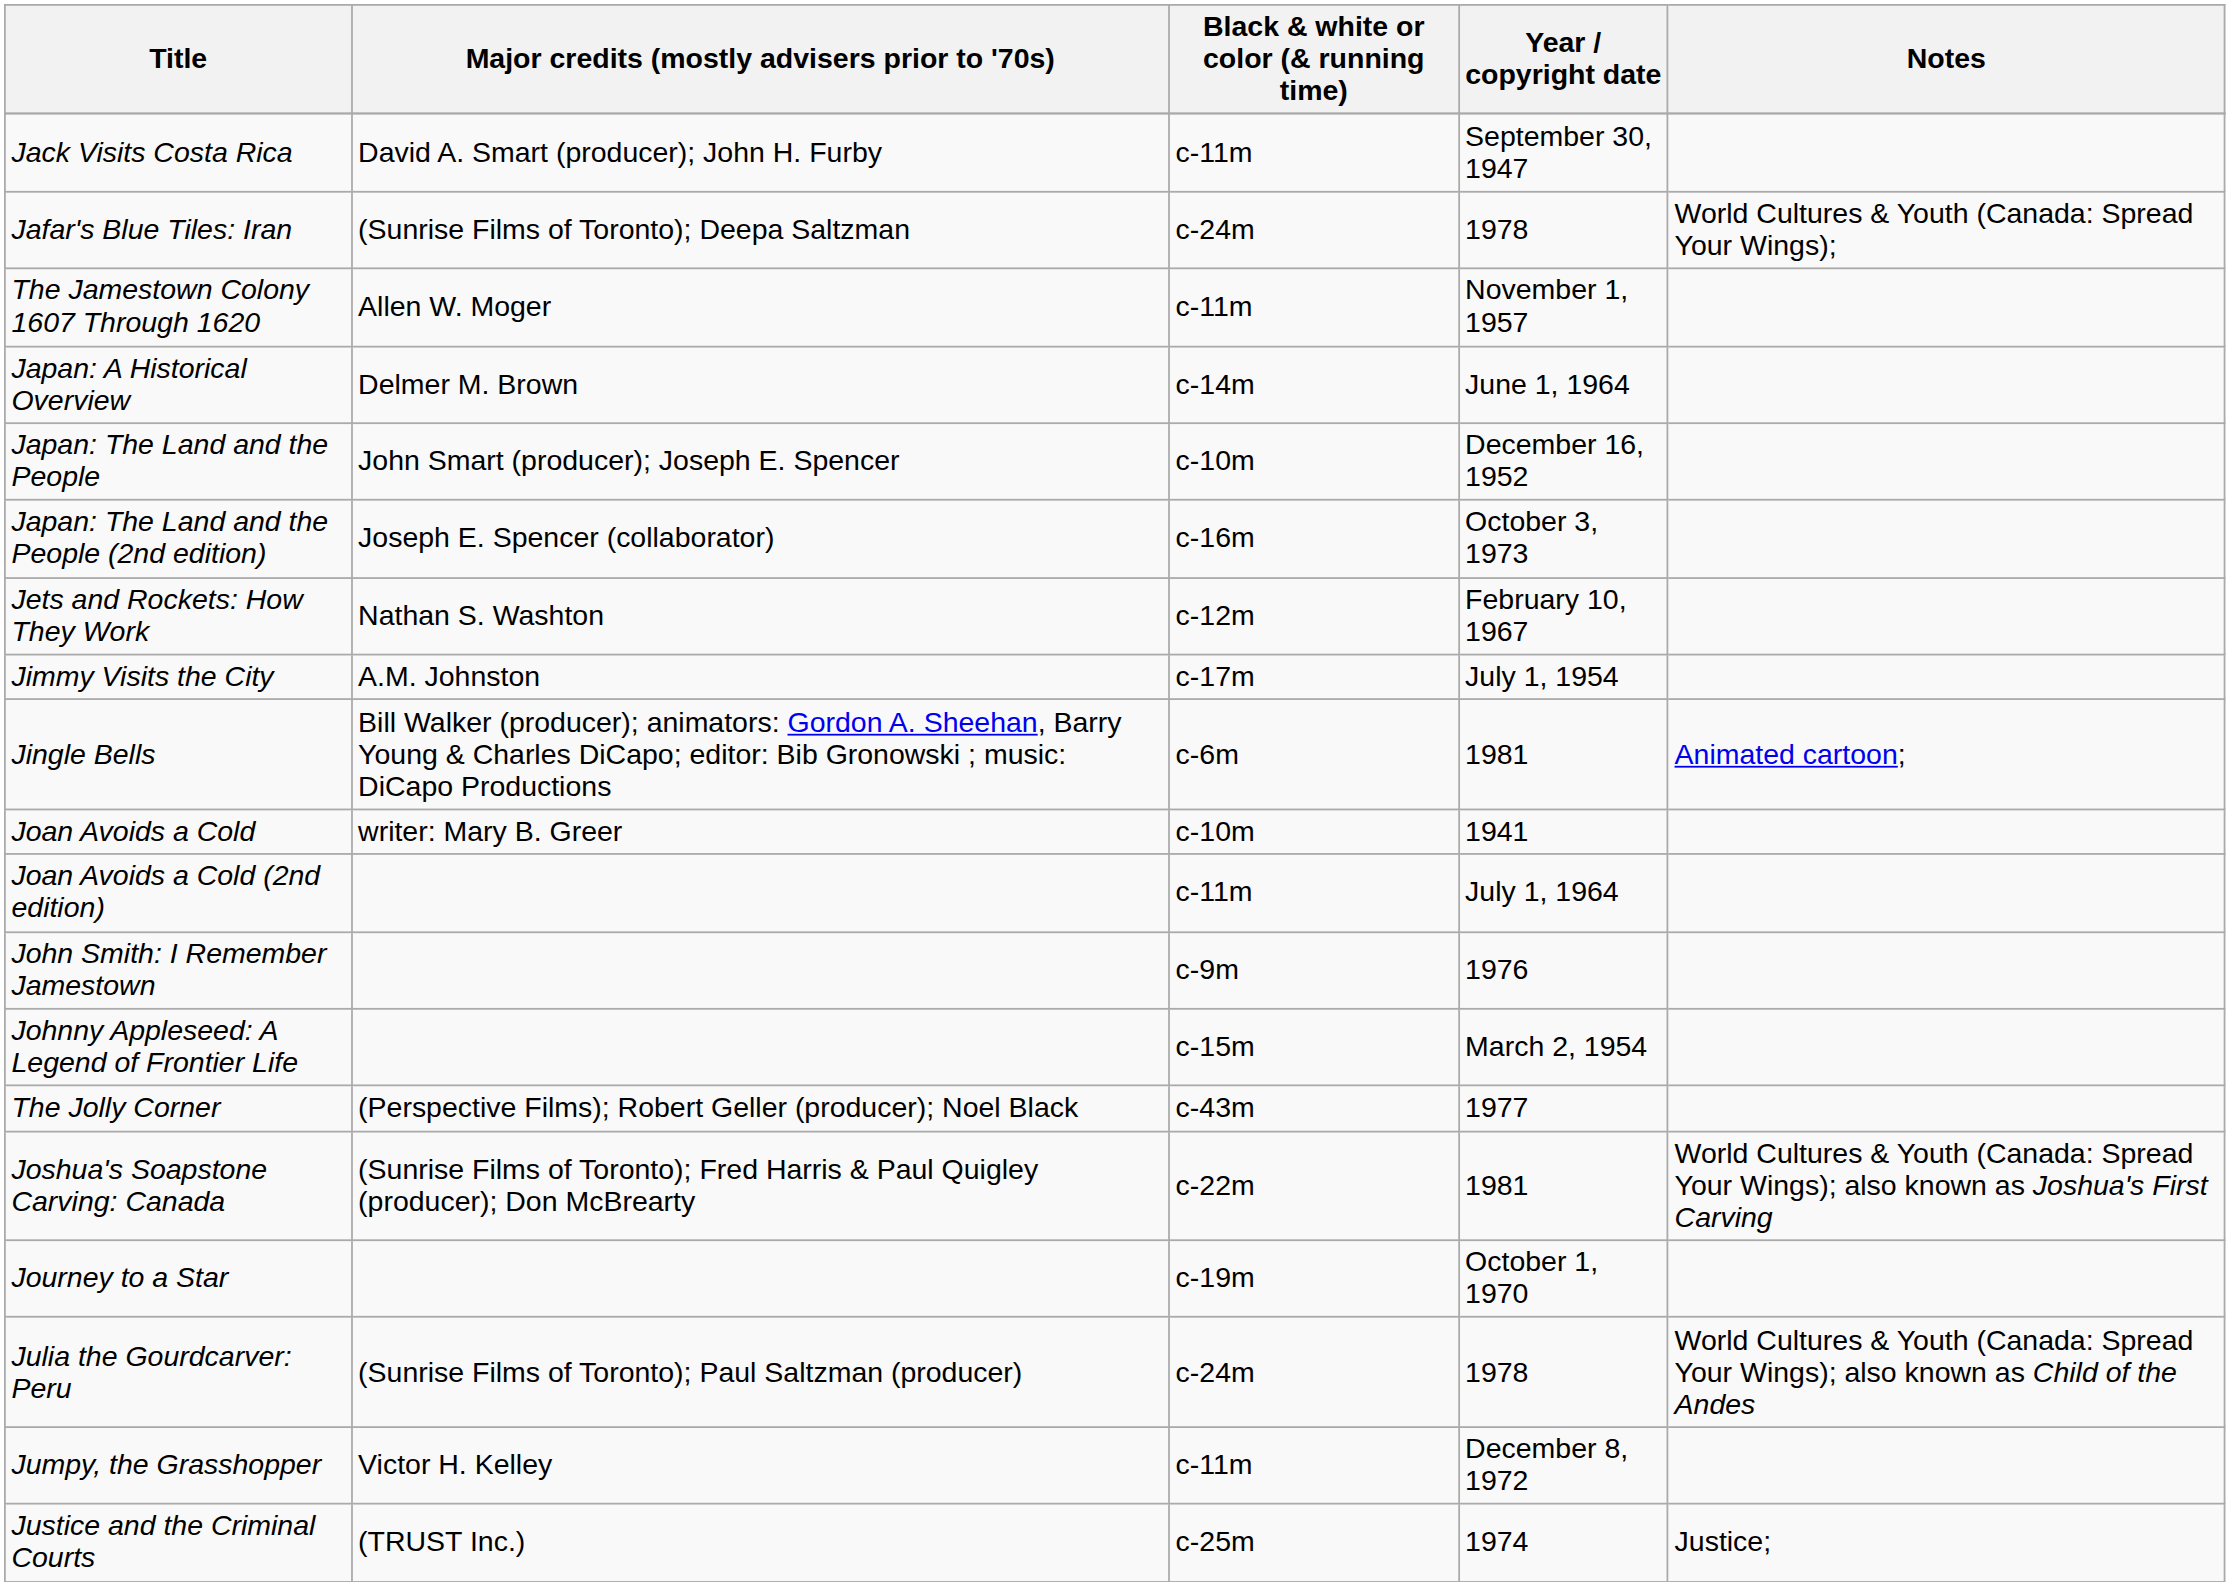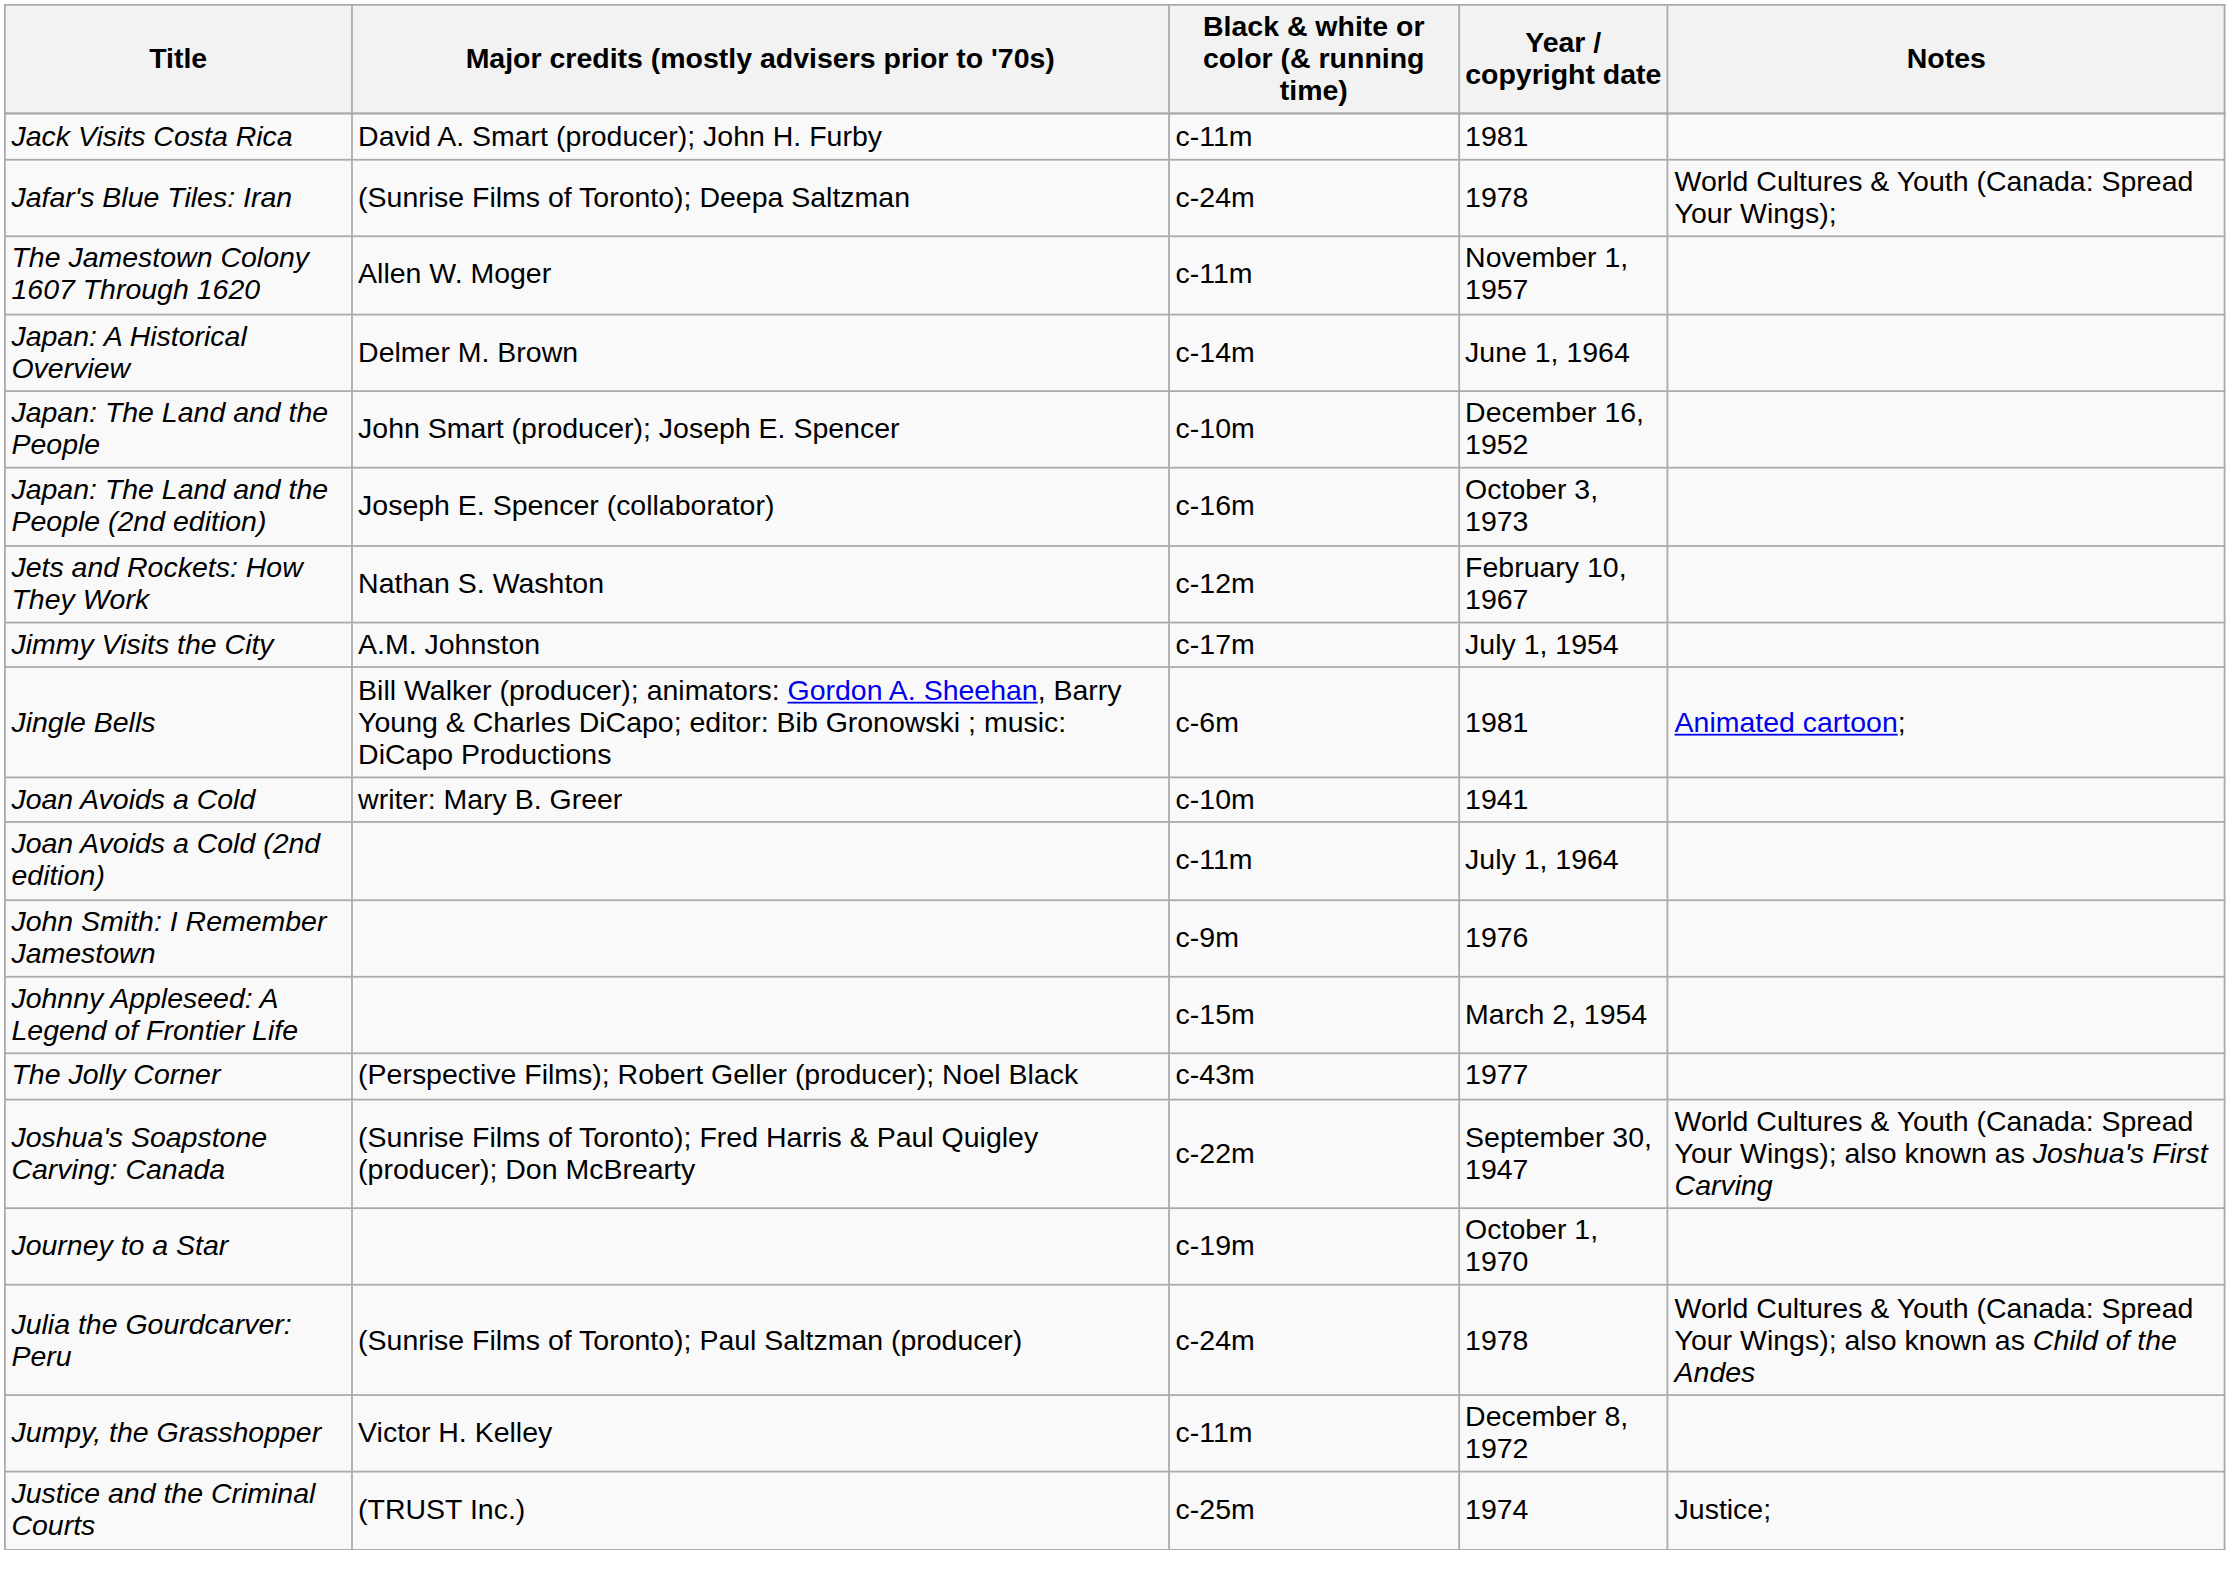(1559, 152) September 30, 1947 -> (1497, 136) 1981
(1497, 1185) 1981 -> (1559, 1153) September 30, 1947
